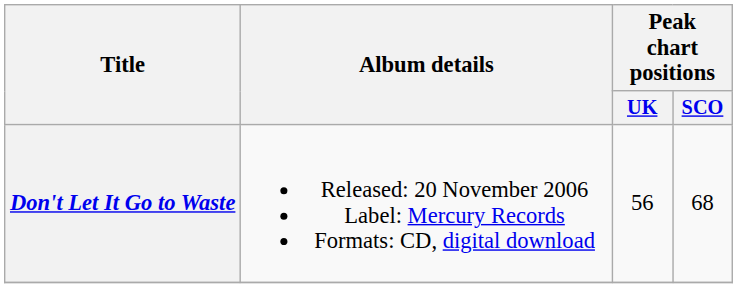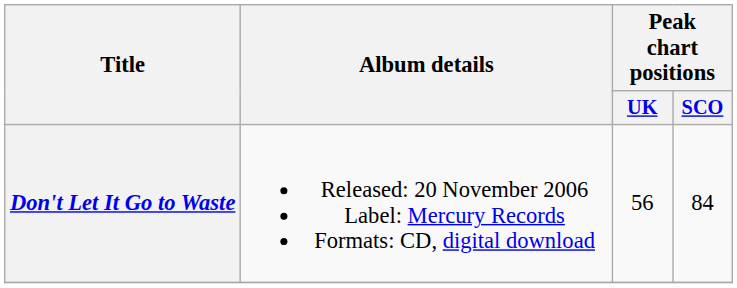(702, 203) 68 -> (702, 203) 84
